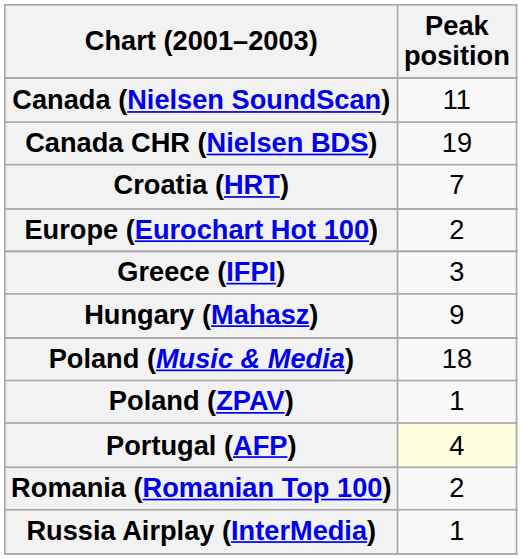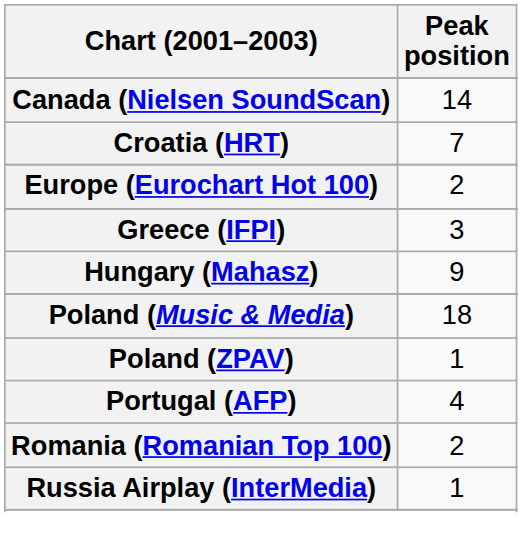(457, 99) 11 -> (457, 99) 14
- row: (201, 142)
(457, 444) lightyellow background -> (457, 401) no background
